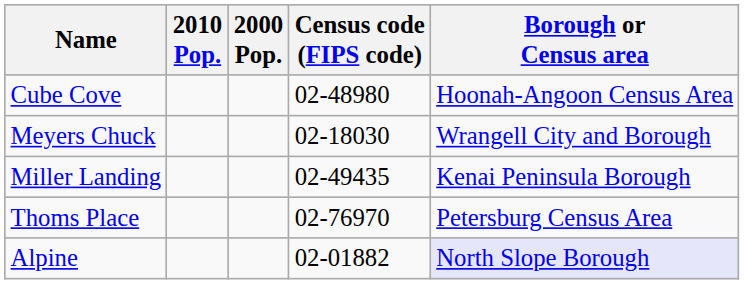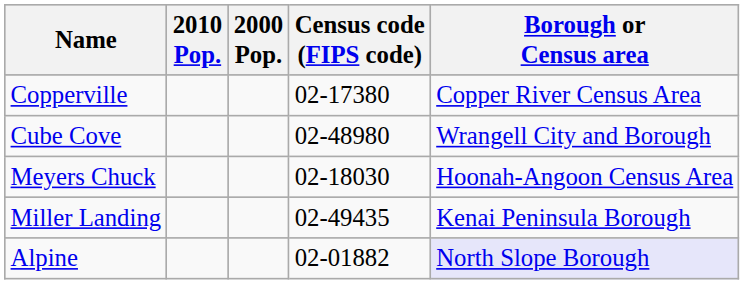+ row: (69, 95)
(585, 95) Hoonah-Angoon Census Area -> (574, 136) Wrangell City and Borough
(574, 136) Wrangell City and Borough -> (585, 177) Hoonah-Angoon Census Area
- row: (75, 217)
